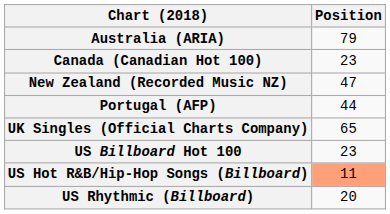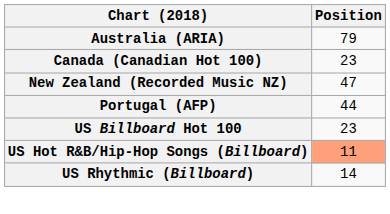- row: (158, 129)
(348, 197) 20 -> (348, 175) 14
